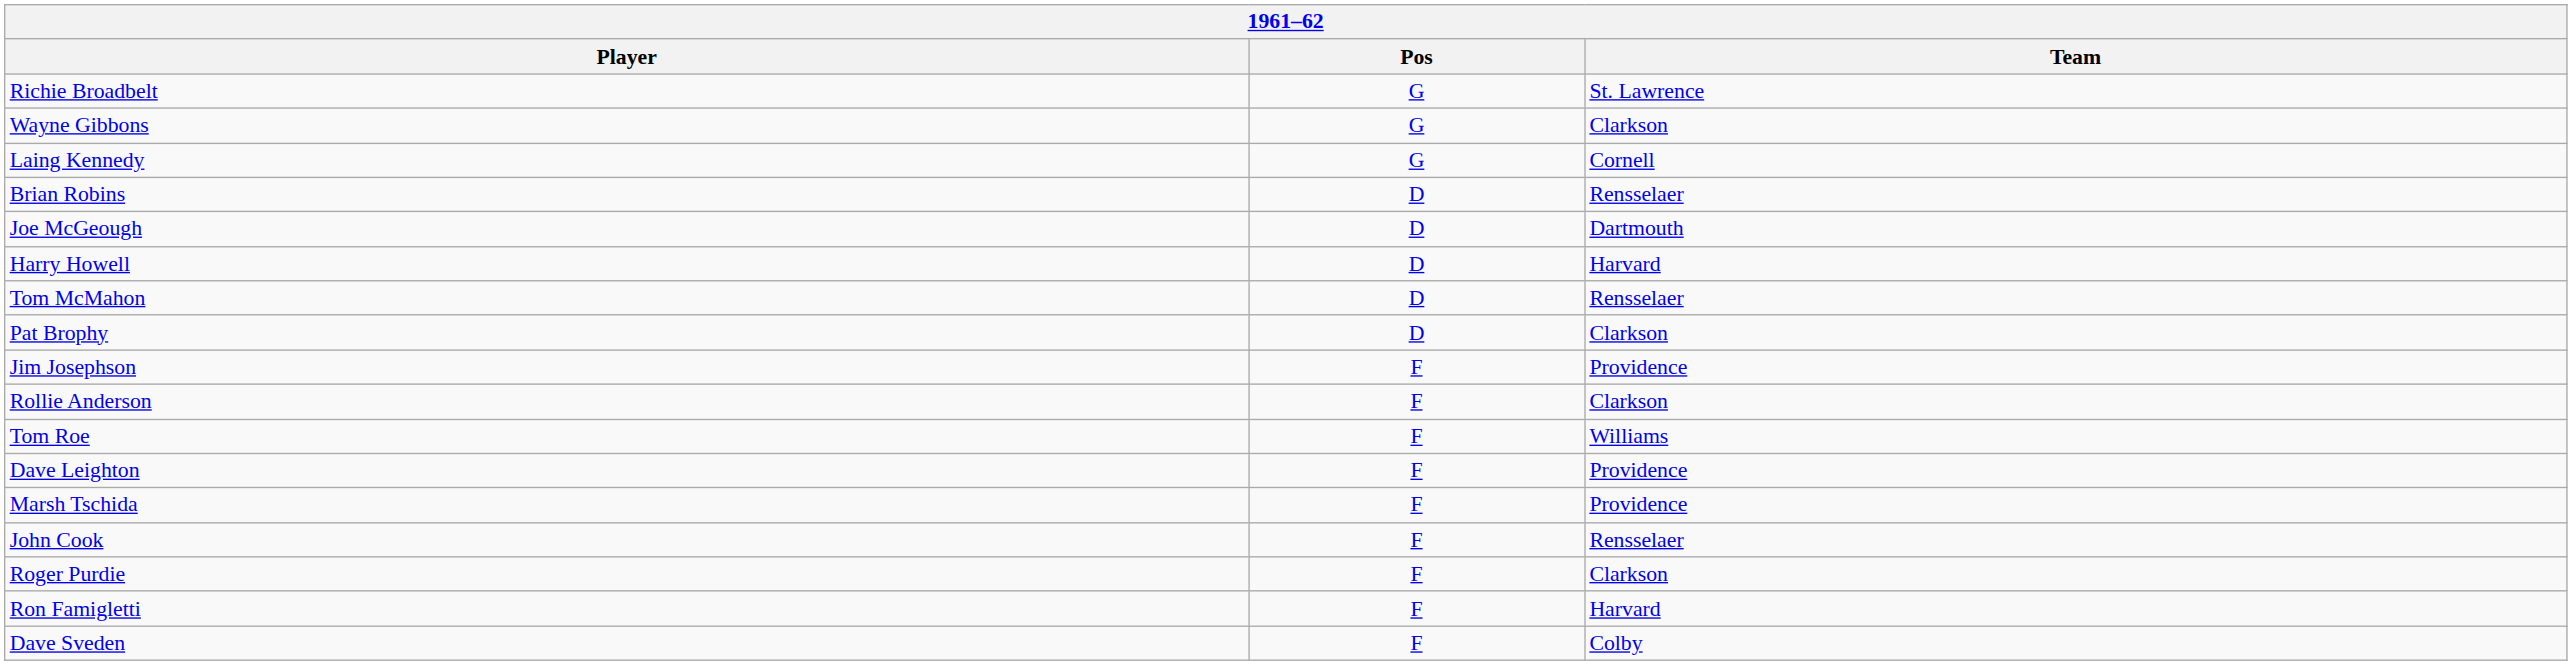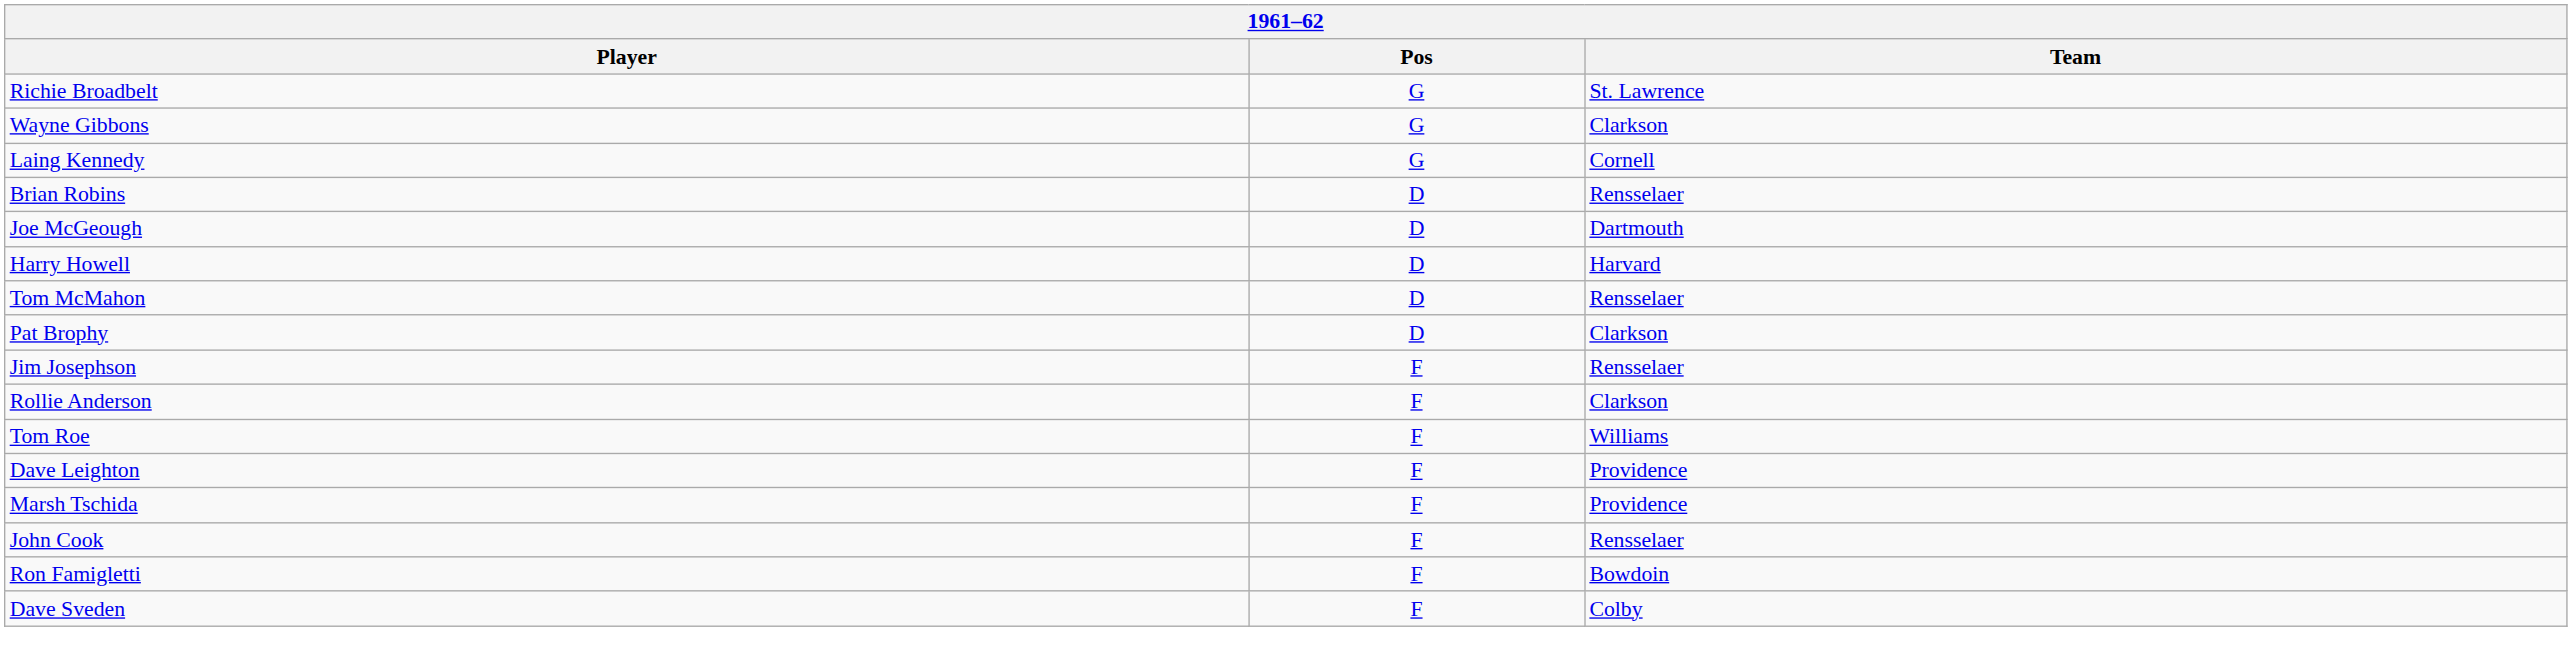(1638, 366) Providence -> (1637, 366) Rensselaer
- row: (67, 573)
(1625, 608) Harvard -> (1629, 573) Bowdoin
